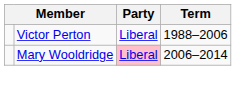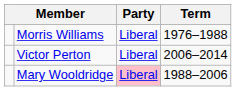+ row: (60, 34)
(196, 34) 1988–2006 -> (196, 55) 2006–2014
(196, 55) 2006–2014 -> (196, 75) 1988–2006
